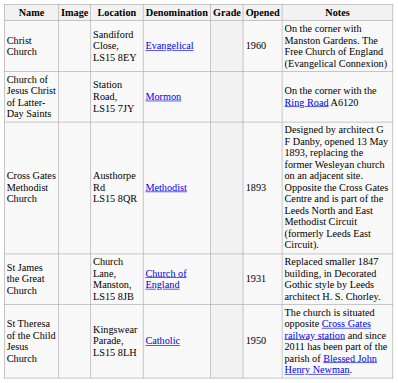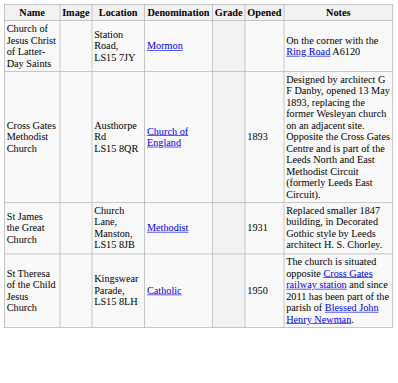- row: (22, 46)
(166, 188) Methodist -> (168, 137) Church of England
(166, 279) Church of England -> (168, 228) Methodist
